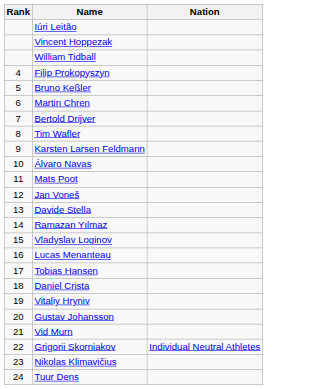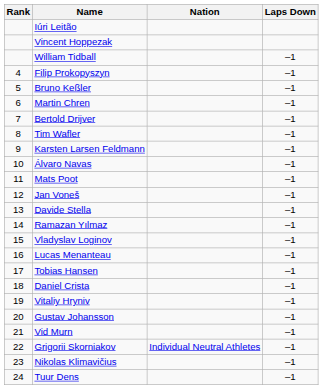+ column: (290, 12)
